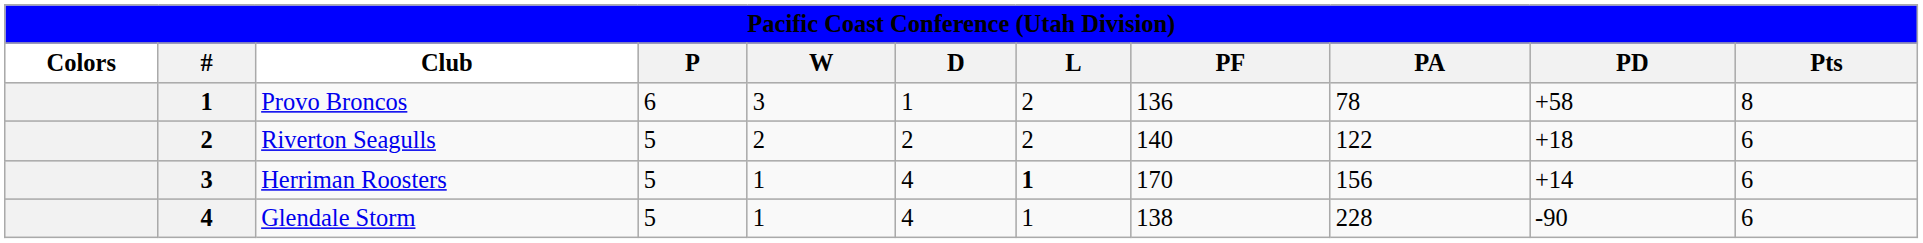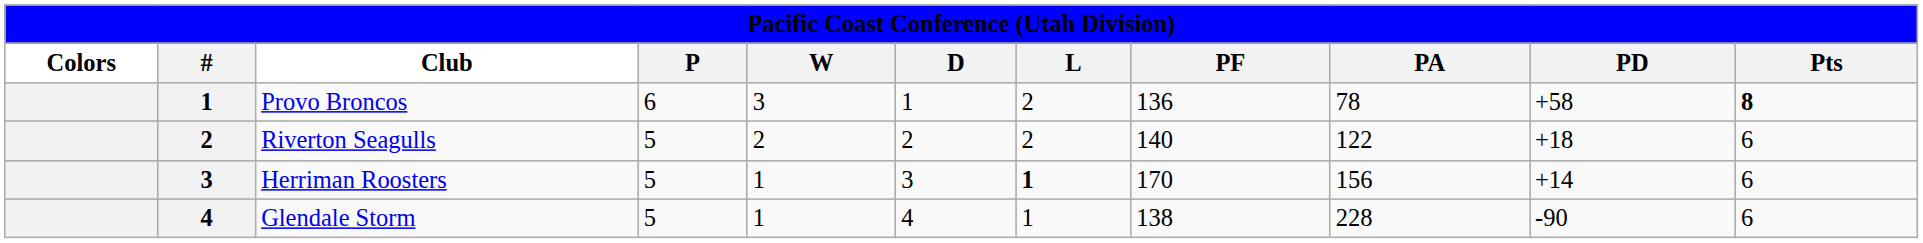(1747, 101) normal -> (1747, 101) bold
(907, 179) 4 -> (907, 179) 3
